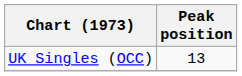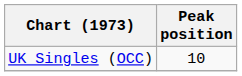(196, 59) 13 -> (196, 59) 10
